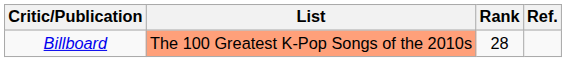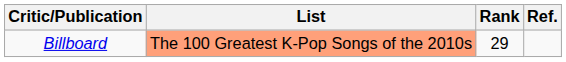(500, 43) 28 -> (500, 43) 29
